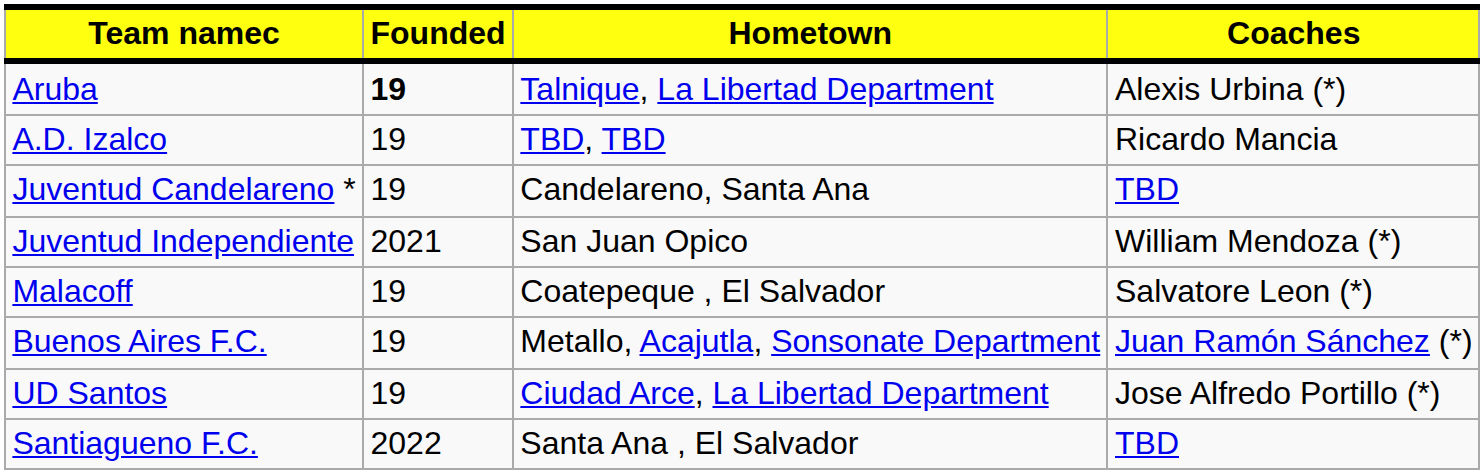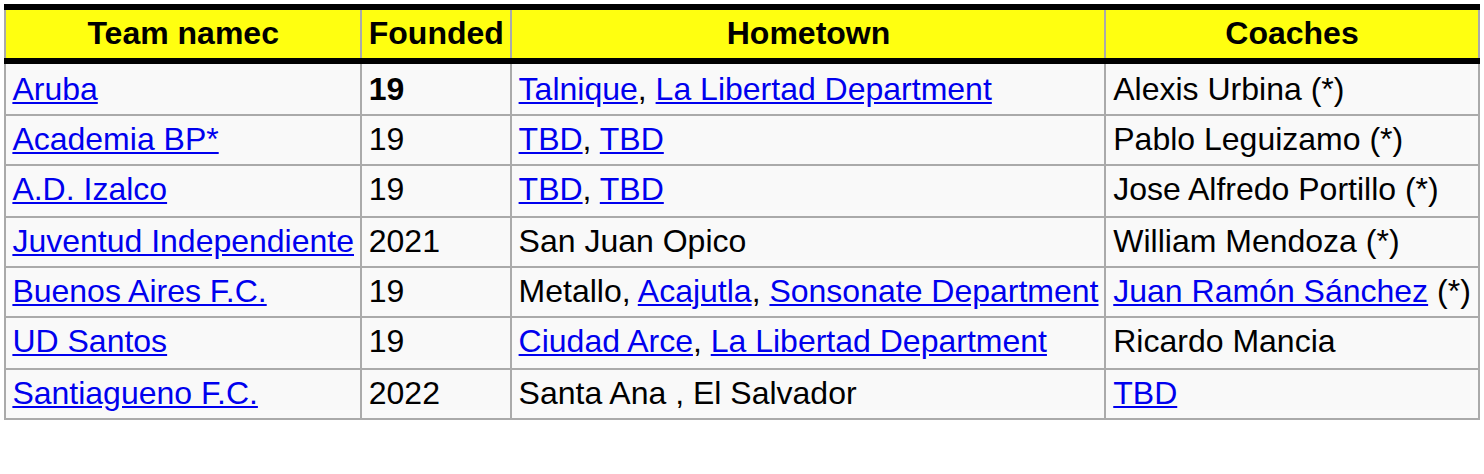+ row: (116, 139)
(1226, 139) Ricardo Mancia -> (1276, 190) Jose Alfredo Portillo (*)
- row: (184, 190)
- row: (73, 291)
(1278, 393) Jose Alfredo Portillo (*) -> (1224, 342) Ricardo Mancia
